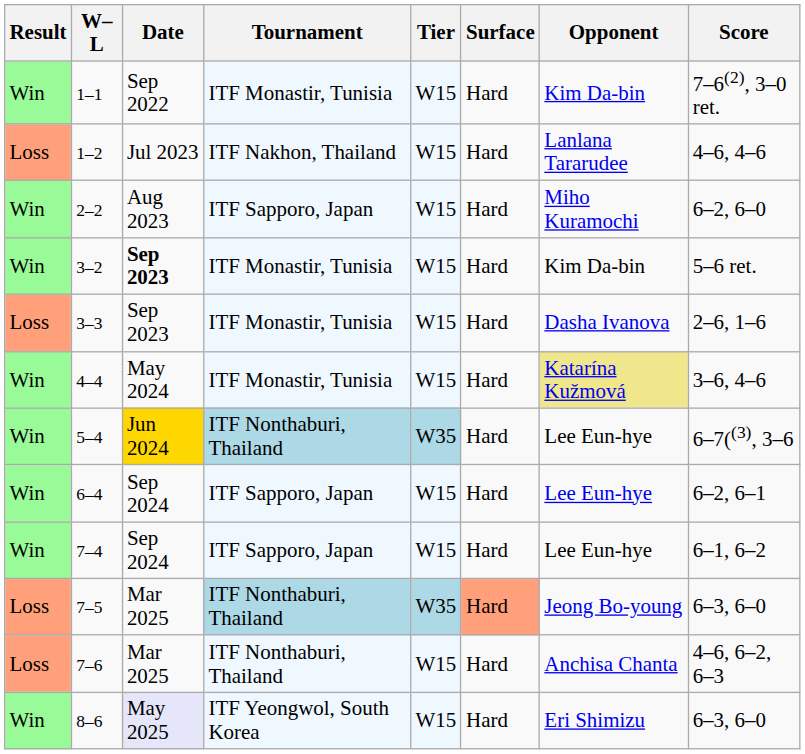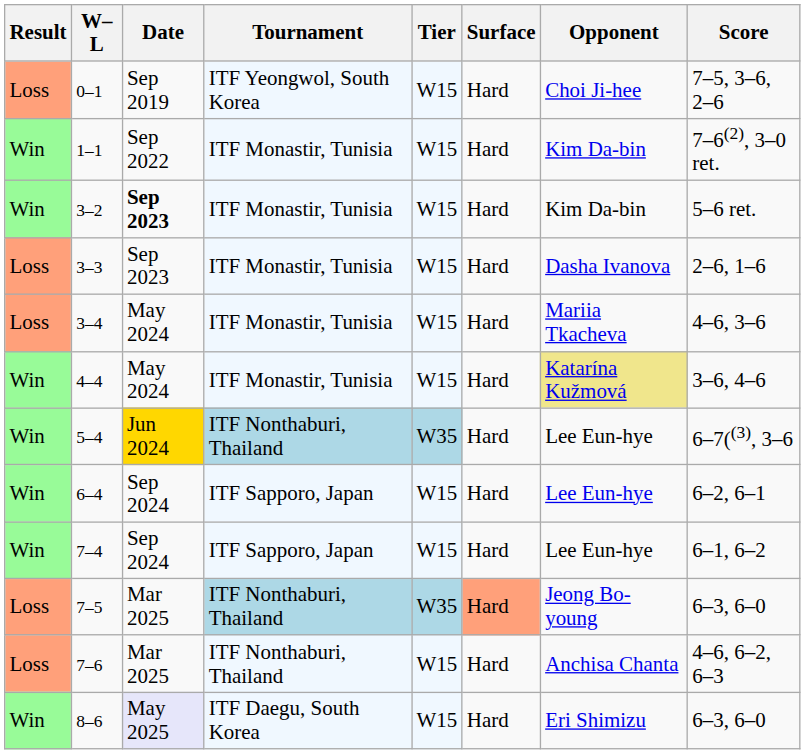+ row: (89, 91)
- row: (89, 153)
- row: (89, 210)
+ row: (89, 323)
(299, 720) ITF Yeongwol, South Korea -> (284, 720) ITF Daegu, South Korea
